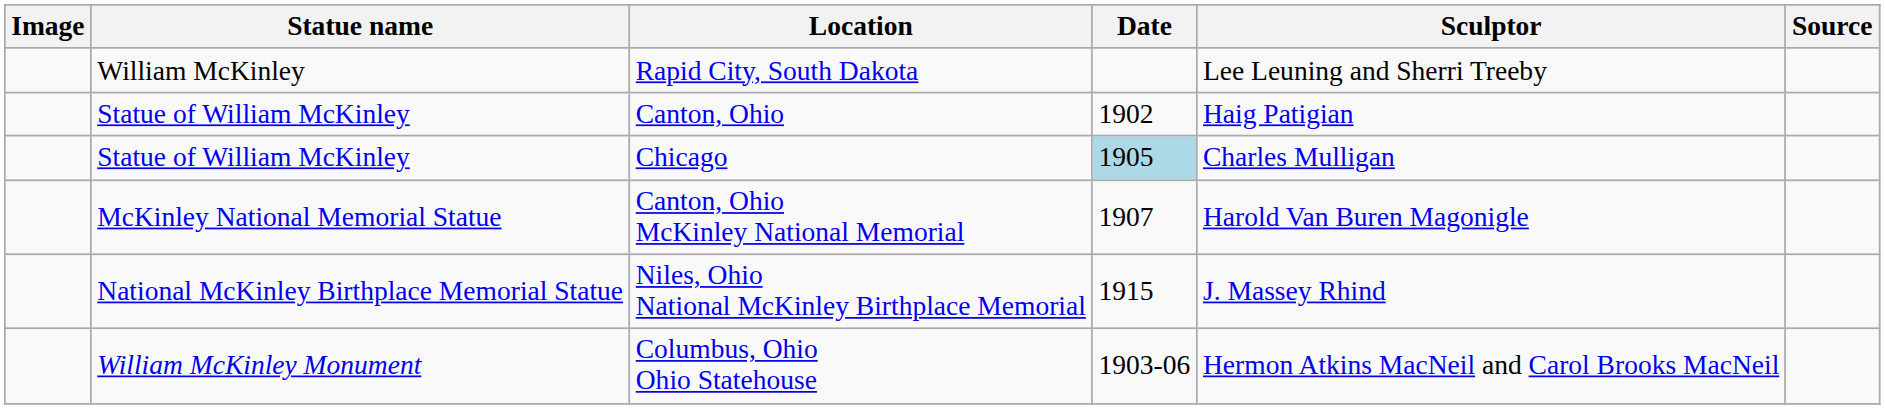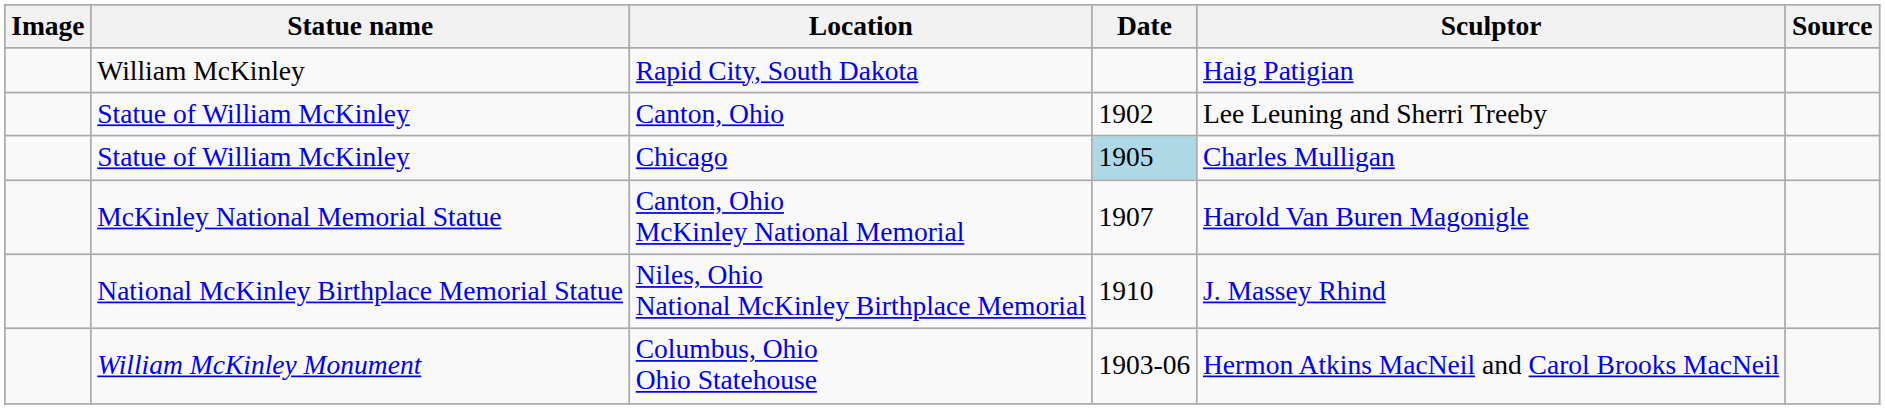(1375, 69) Lee Leuning and Sherri Treeby -> (1278, 69) Haig Patigian
(1278, 113) Haig Patigian -> (1375, 113) Lee Leuning and Sherri Treeby
(1126, 290) 1915 -> (1126, 290) 1910
